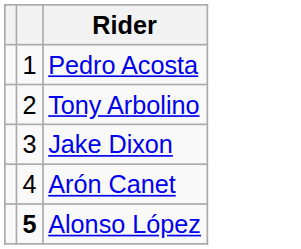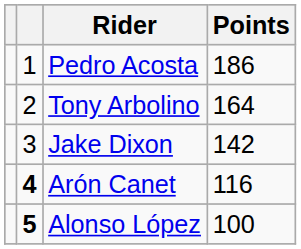+ column: (251, 25)
(29, 185) normal -> (29, 185) bold
